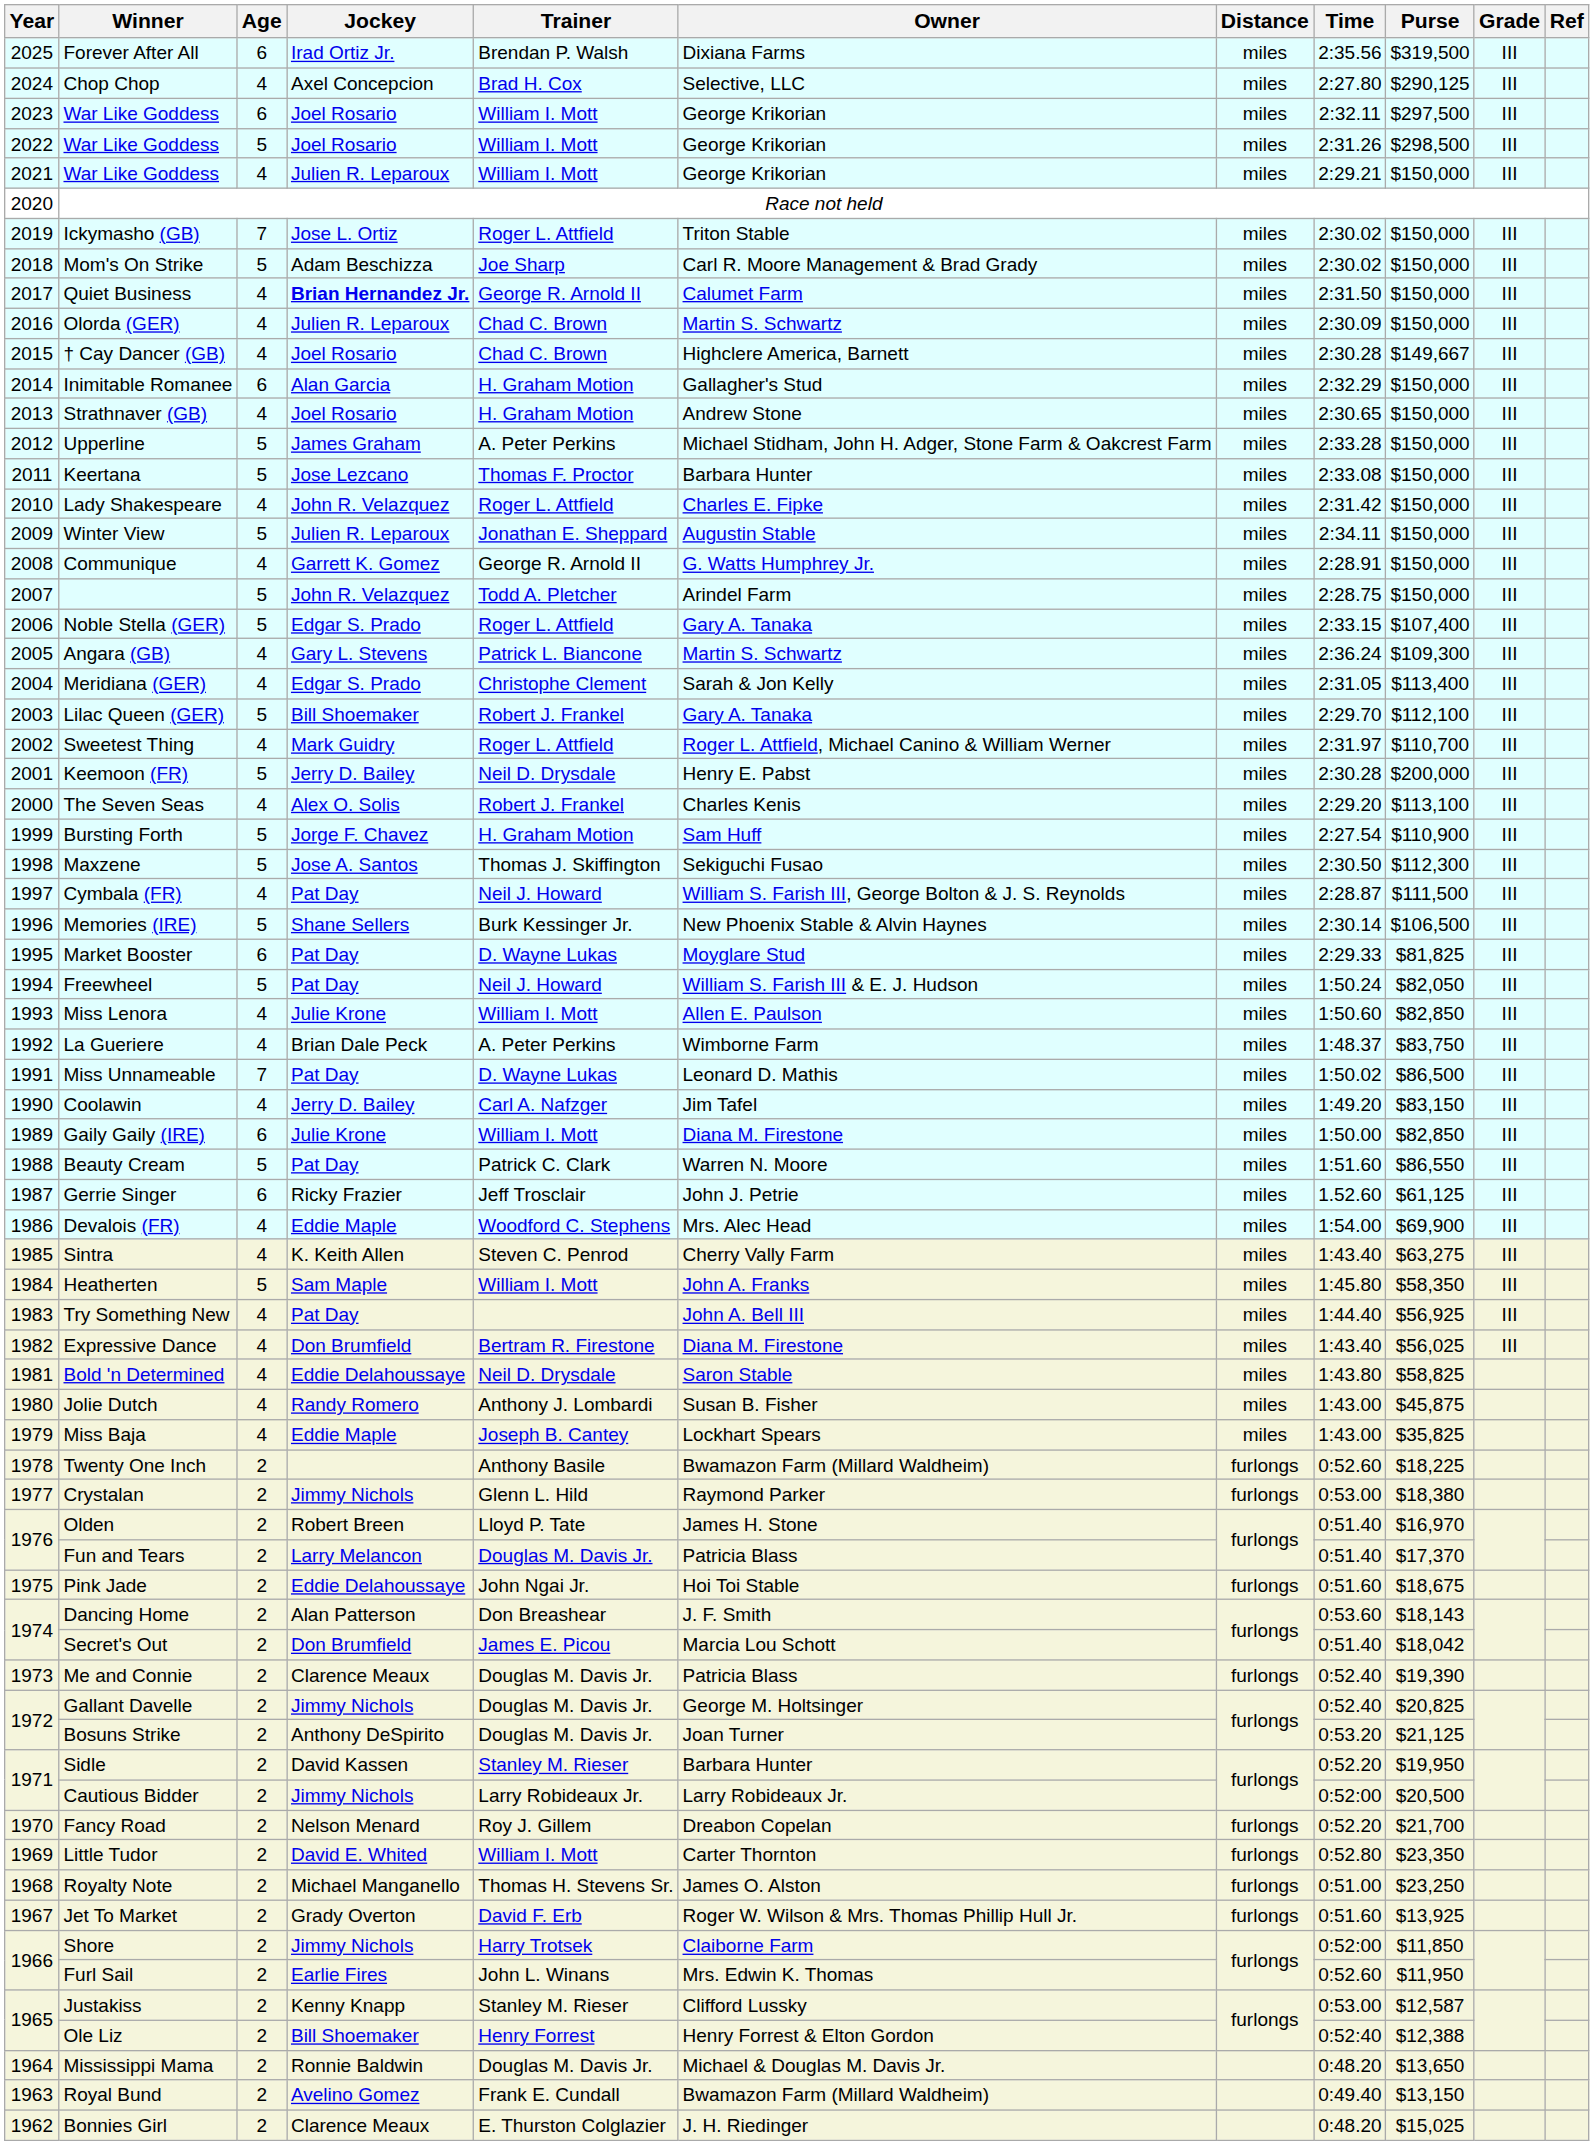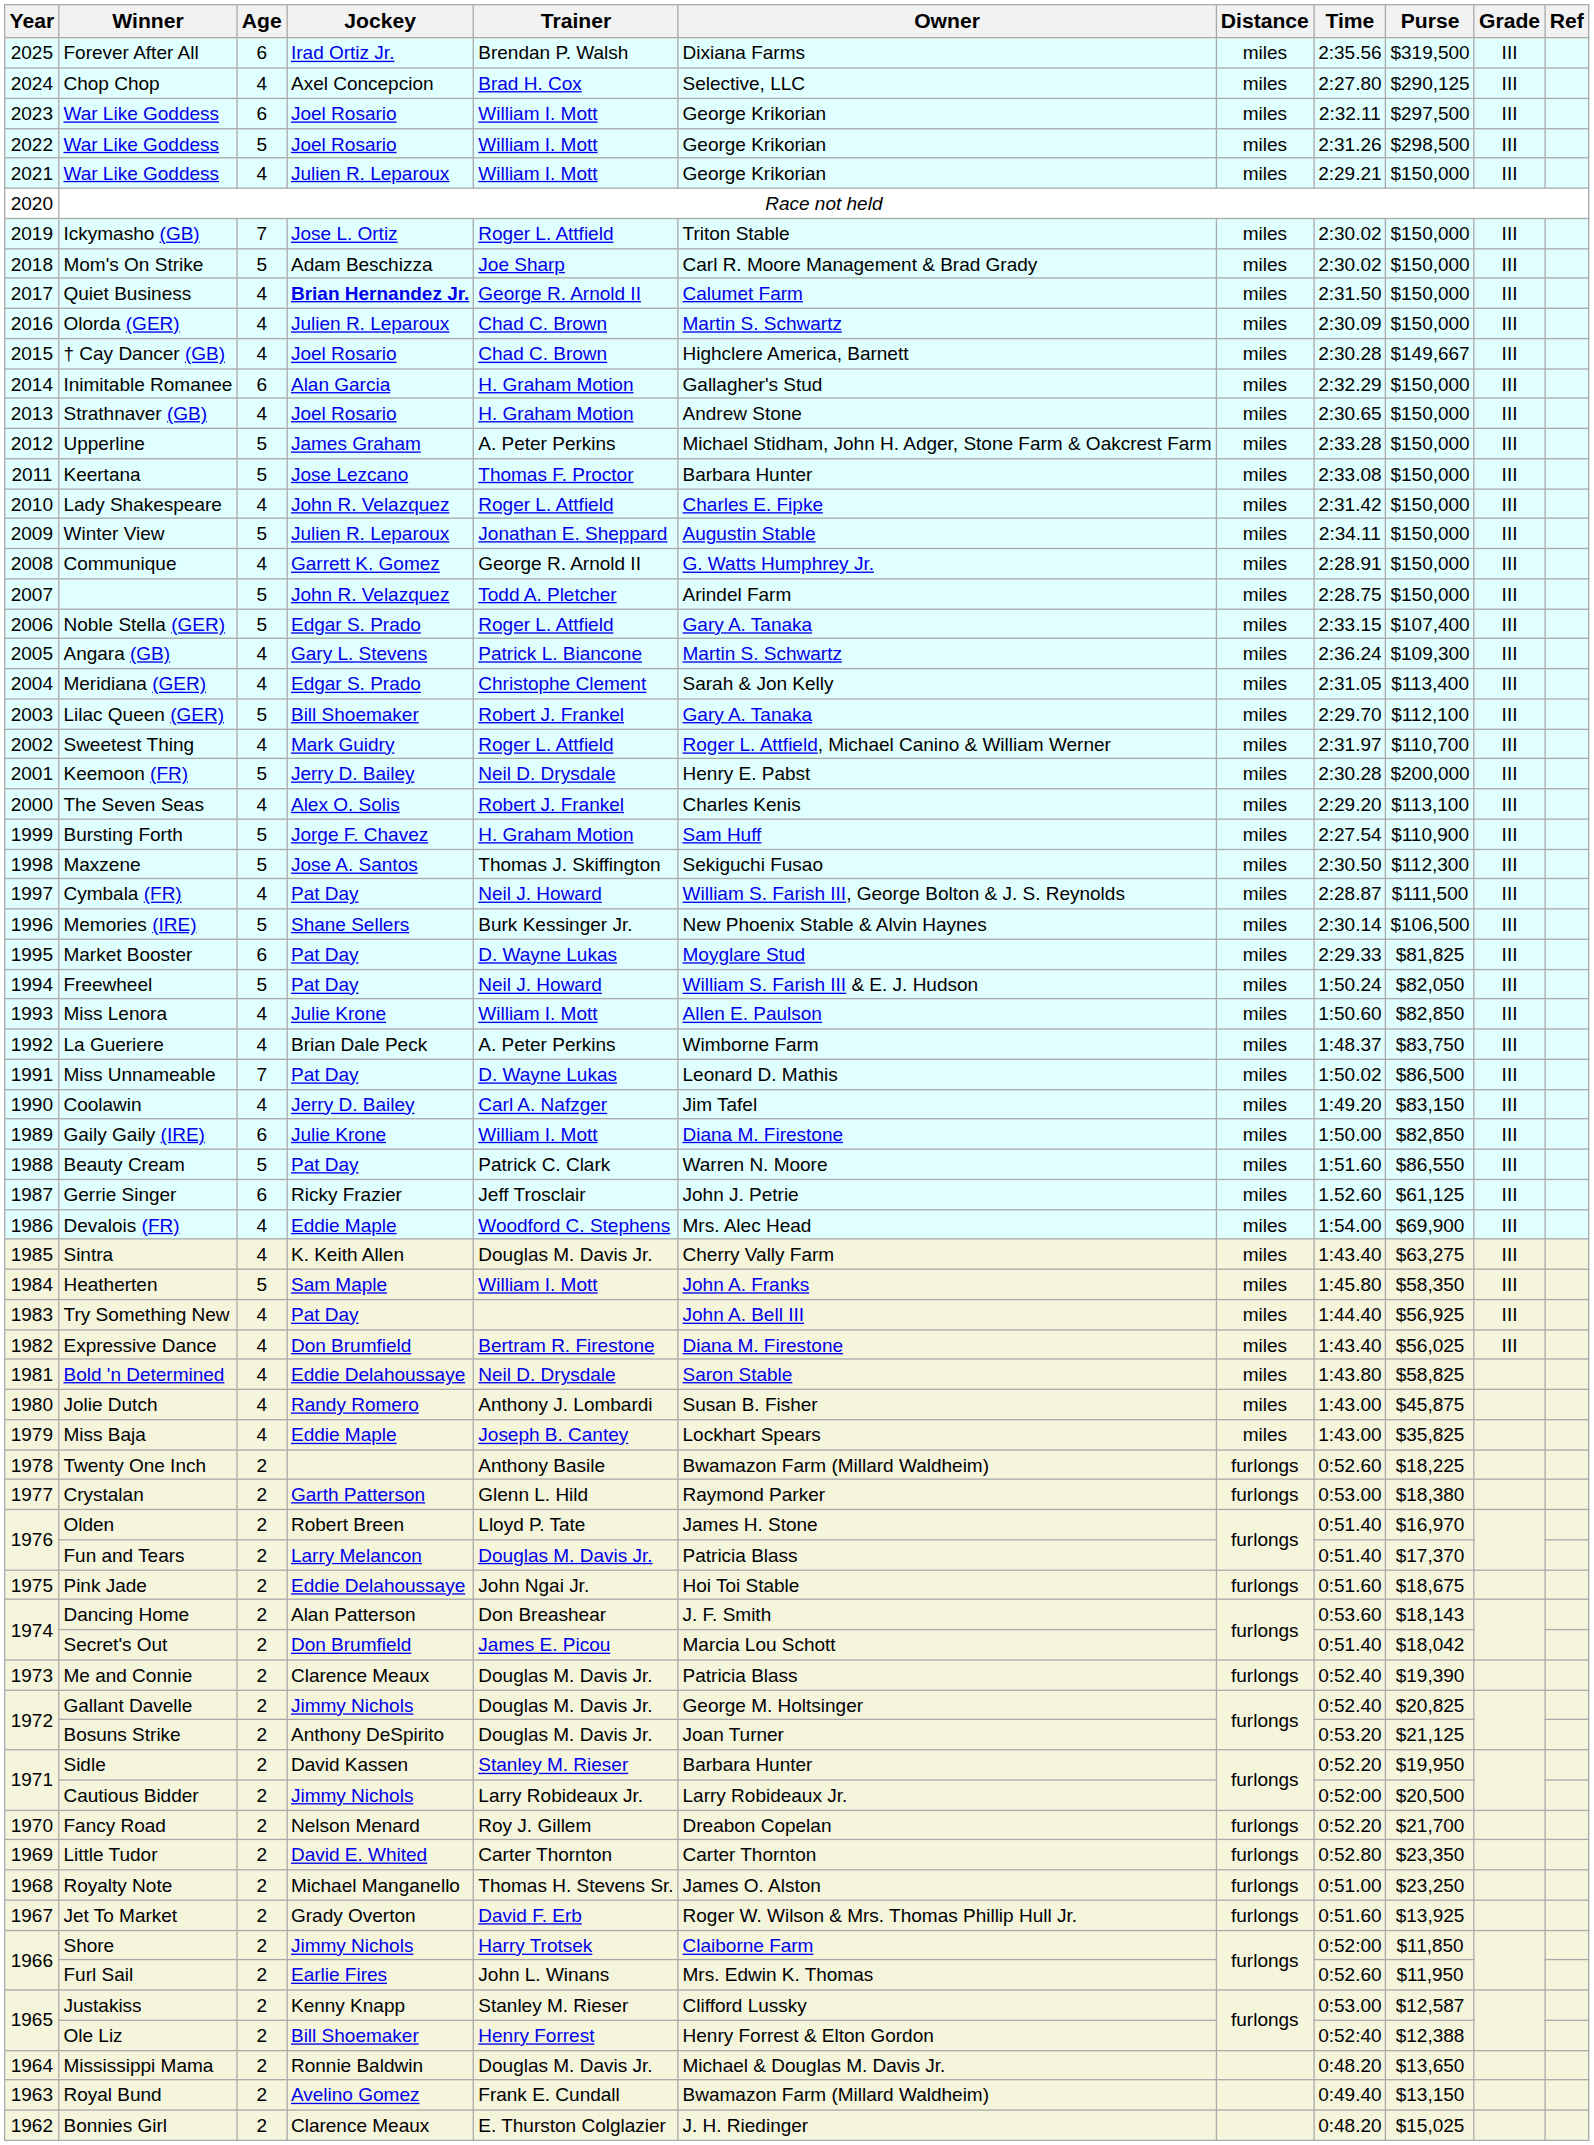(553, 1254) Steven C. Penrod -> (565, 1254) Douglas M. Davis Jr.
(352, 1495) Jimmy Nichols -> (358, 1495) Garth Patterson
(538, 1855) William I. Mott -> (545, 1855) Carter Thornton
